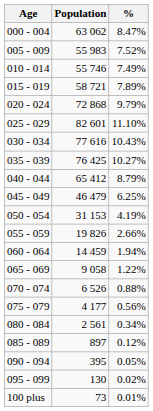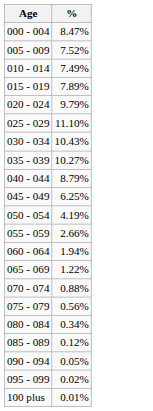- column: (80, 13)
